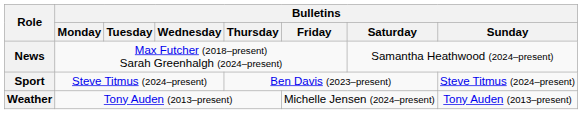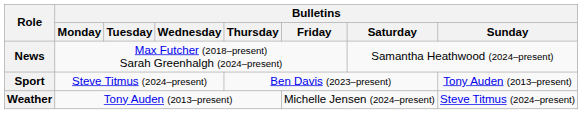(508, 81) Steve Titmus (2024–present) -> (508, 81) Tony Auden (2013–present)
(508, 99) Tony Auden (2013–present) -> (508, 99) Steve Titmus (2024–present)
